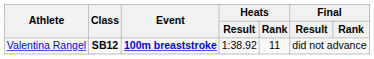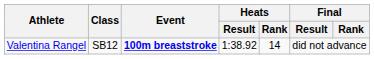(105, 46) bold -> (105, 46) normal
(275, 46) 11 -> (275, 46) 14
